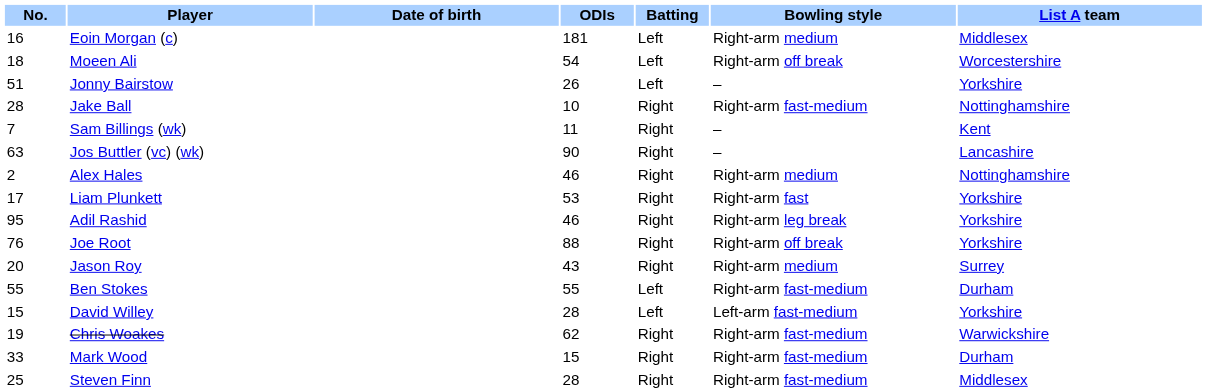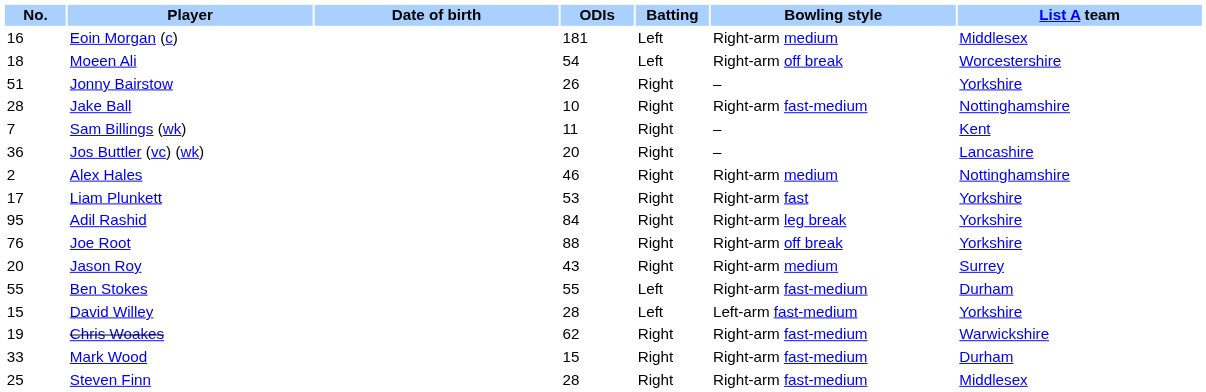(650, 83) Left -> (655, 83) Right
(15, 152) 63 -> (15, 152) 36
(571, 152) 90 -> (571, 152) 20
(571, 220) 46 -> (571, 220) 84
